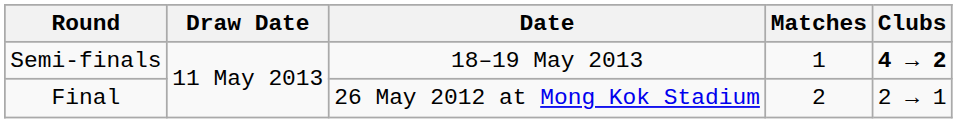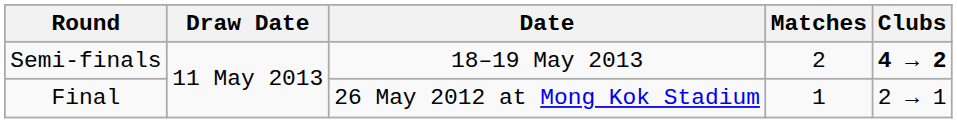(819, 61) 1 -> (819, 61) 2
(819, 98) 2 -> (819, 98) 1
